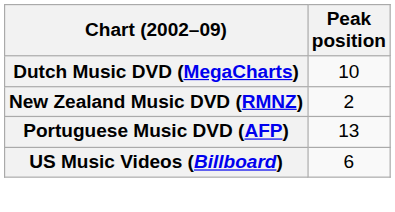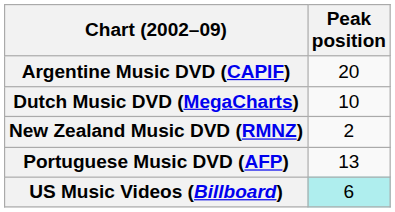+ row: (156, 71)
(349, 161) no background -> (349, 191) paleturquoise background
